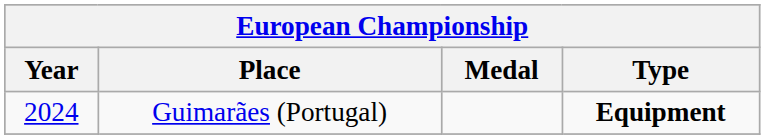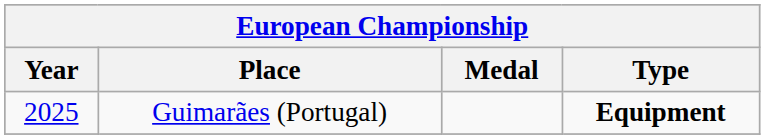(51, 112) 2024 -> (51, 112) 2025
